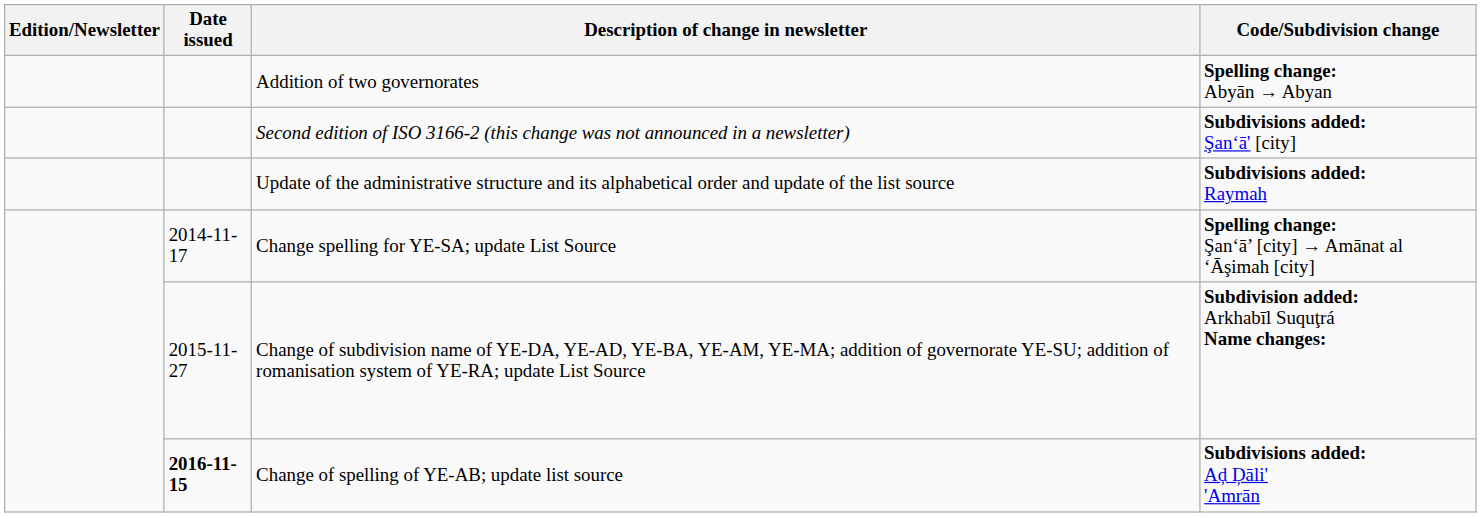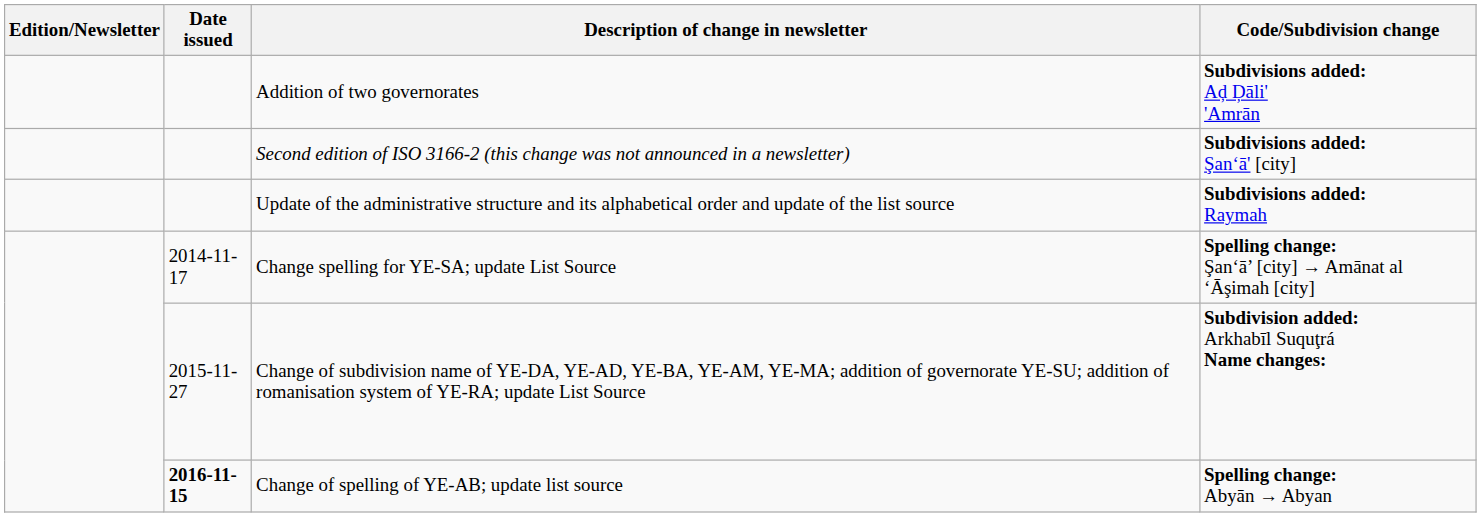(1270, 81) Spelling change: Abyān → Abyan -> (1285, 91) Subdivisions added: Aḑ Ḑāli' 'Amrān
(1285, 475) Subdivisions added: Aḑ Ḑāli' 'Amrān -> (1270, 485) Spelling change: Abyān → Abyan
